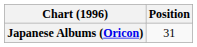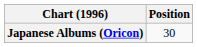(169, 33) 31 -> (169, 33) 30
